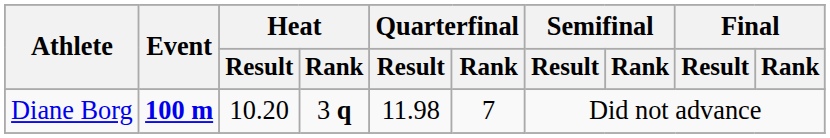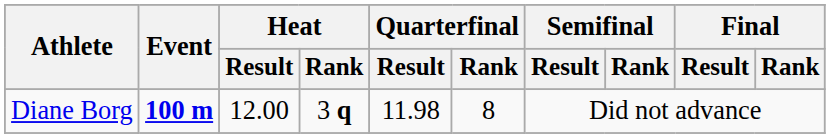(259, 111) 10.20 -> (259, 111) 12.00
(489, 111) 7 -> (489, 111) 8
